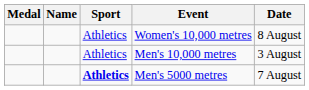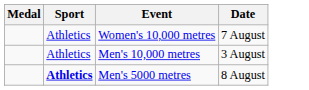- column: (62, 14)
(279, 35) 8 August -> (243, 35) 7 August
(279, 75) 7 August -> (243, 75) 8 August
